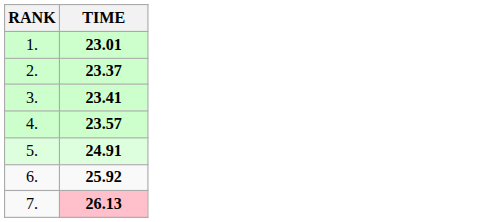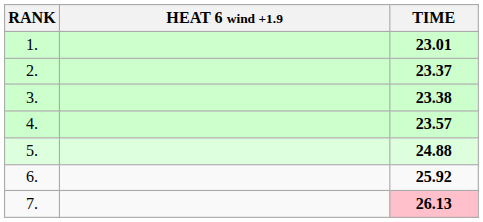+ column: (225, 18)
(104, 97) 23.41 -> (434, 97) 23.38
(104, 151) 24.91 -> (434, 151) 24.88
